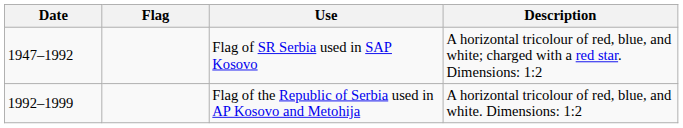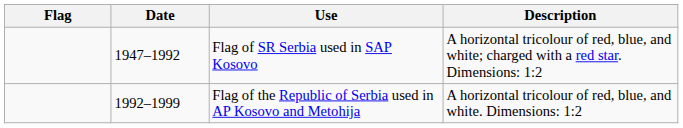columns swapped: (156, 16) <-> (53, 16)
